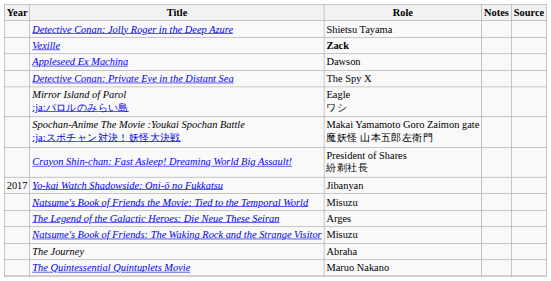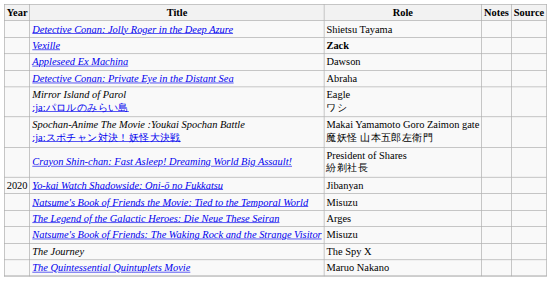(349, 78) The Spy X -> (342, 78) Abraha
(17, 185) 2017 -> (17, 185) 2020
(342, 251) Abraha -> (349, 251) The Spy X
